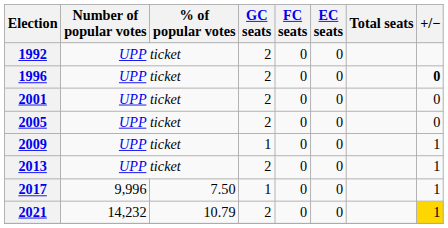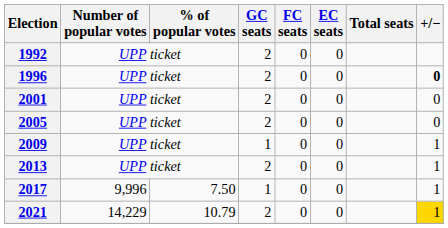(127, 212) 14,232 -> (127, 212) 14,229
